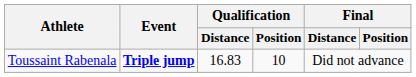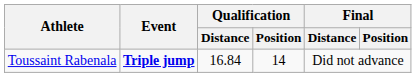(225, 61) 16.83 -> (225, 61) 16.84
(279, 61) 10 -> (279, 61) 14
